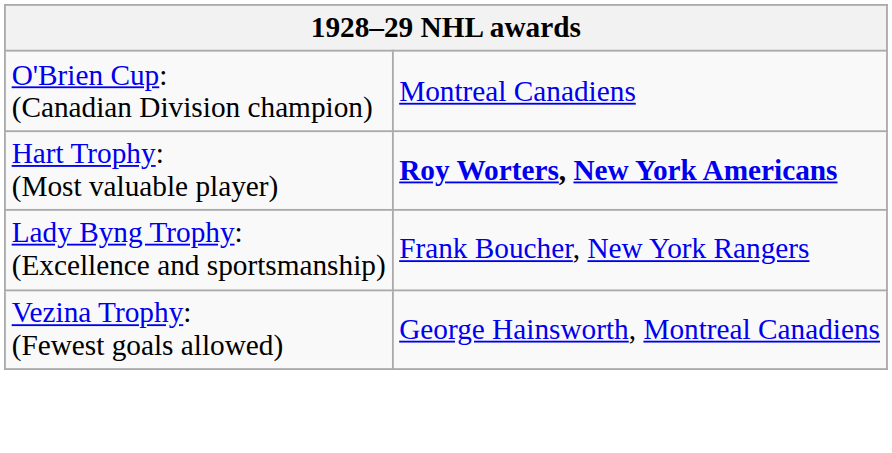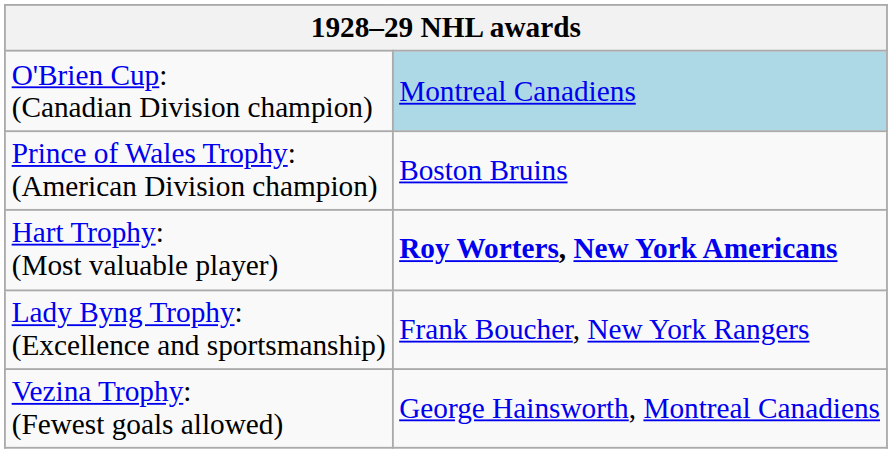(517, 90) no background -> (517, 90) lightblue background
+ row: (195, 170)
